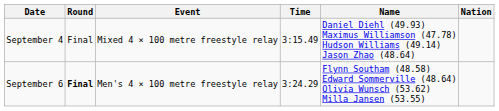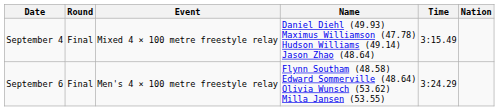columns swapped: (300, 11) <-> (389, 11)
(80, 84) bold -> (80, 84) normal
